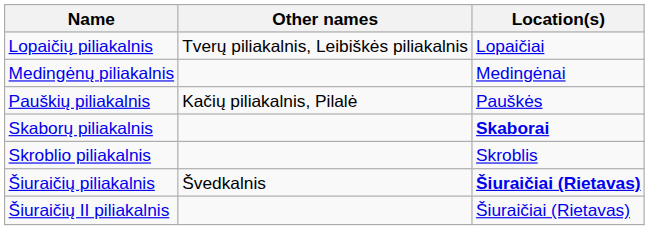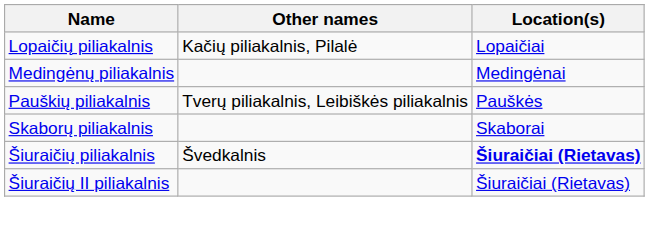(325, 46) Tverų piliakalnis, Leibiškės piliakalnis -> (270, 46) Kačių piliakalnis, Pilalė
(270, 101) Kačių piliakalnis, Pilalė -> (325, 101) Tverų piliakalnis, Leibiškės piliakalnis
(513, 128) bold -> (510, 128) normal
- row: (80, 156)
